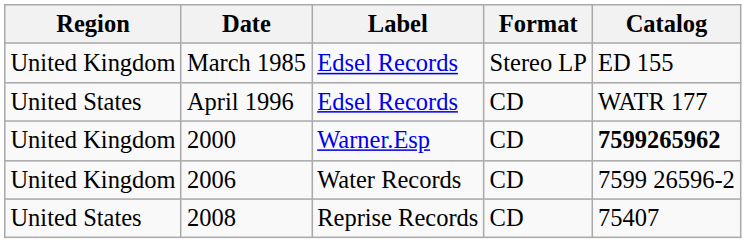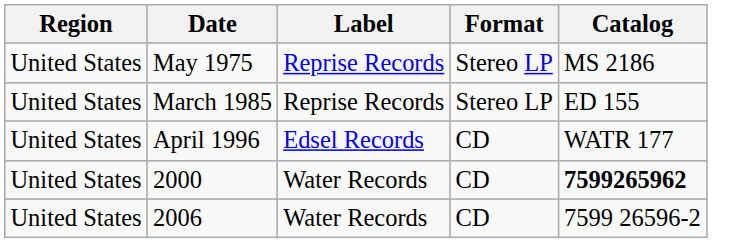+ row: (203, 62)
(93, 62) United Kingdom -> (76, 101) United States
(388, 62) Edsel Records -> (364, 101) Reprise Records
(93, 140) United Kingdom -> (76, 179) United States
(374, 140) Warner.Esp -> (355, 179) Water Records
(93, 179) United Kingdom -> (76, 218) United States
- row: (211, 218)
